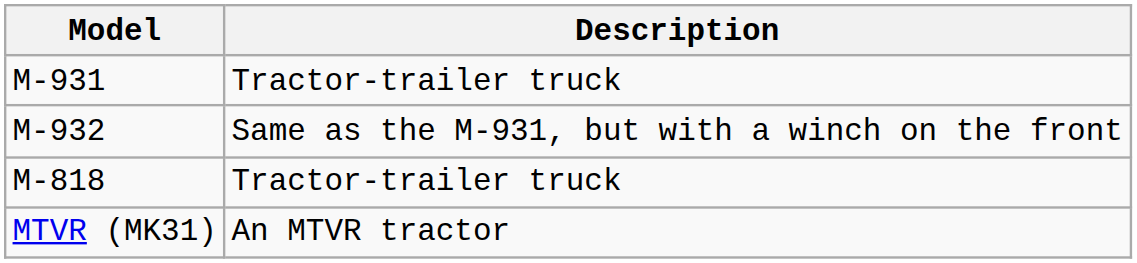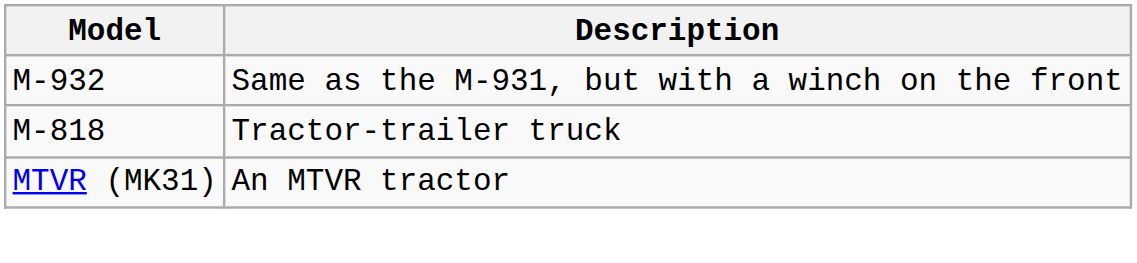- row: (59, 81)
